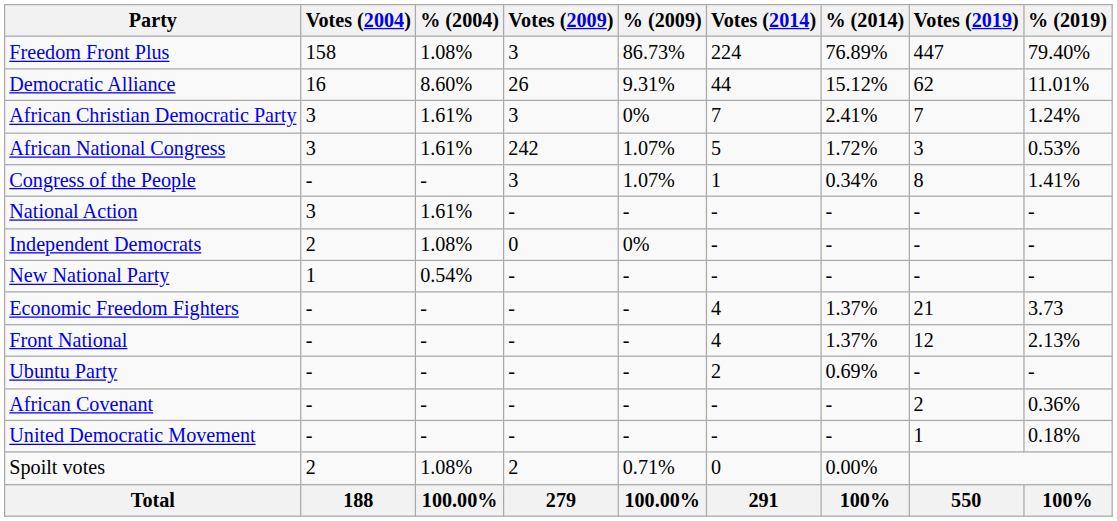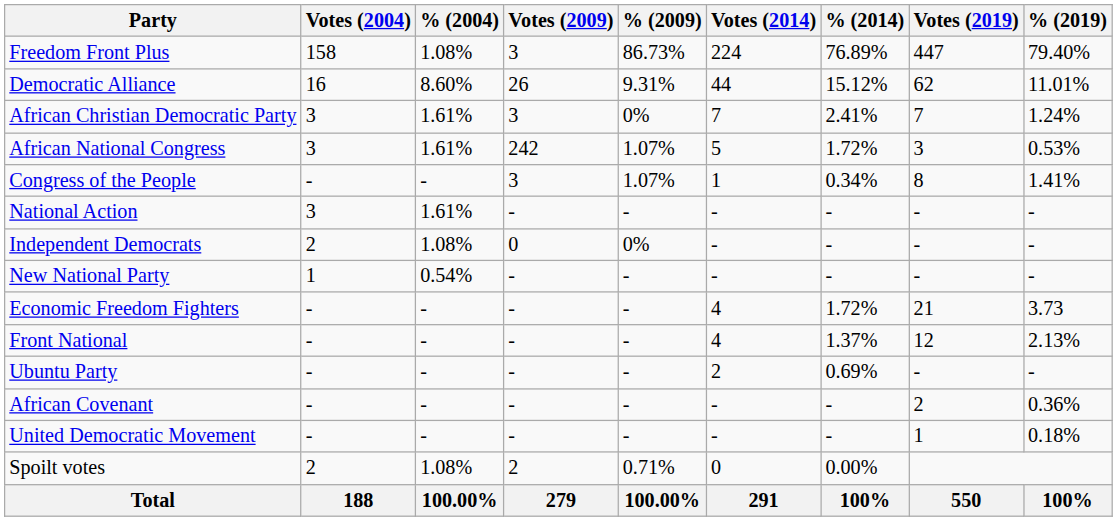(851, 308) 1.37% -> (851, 308) 1.72%
